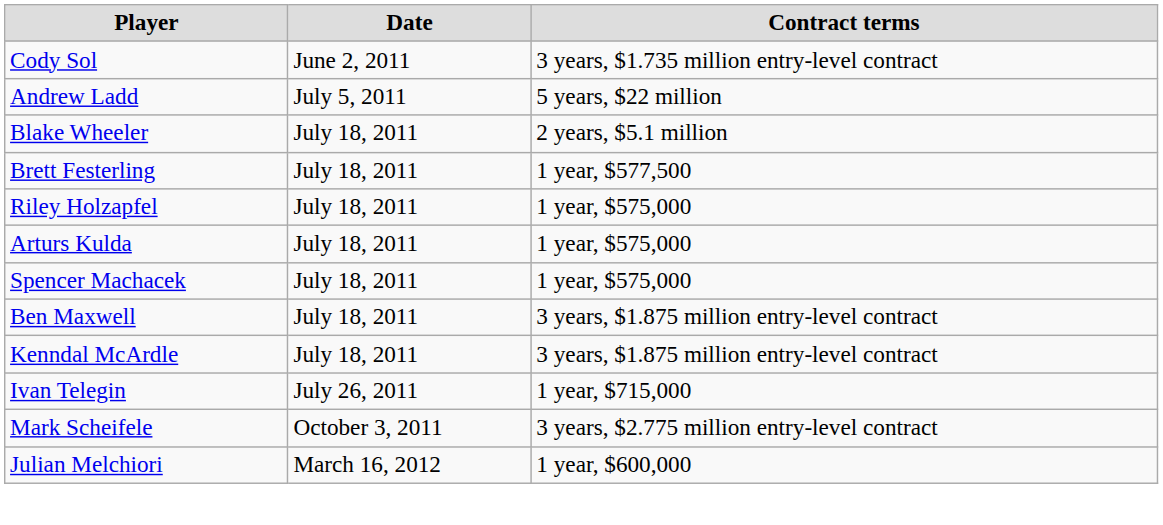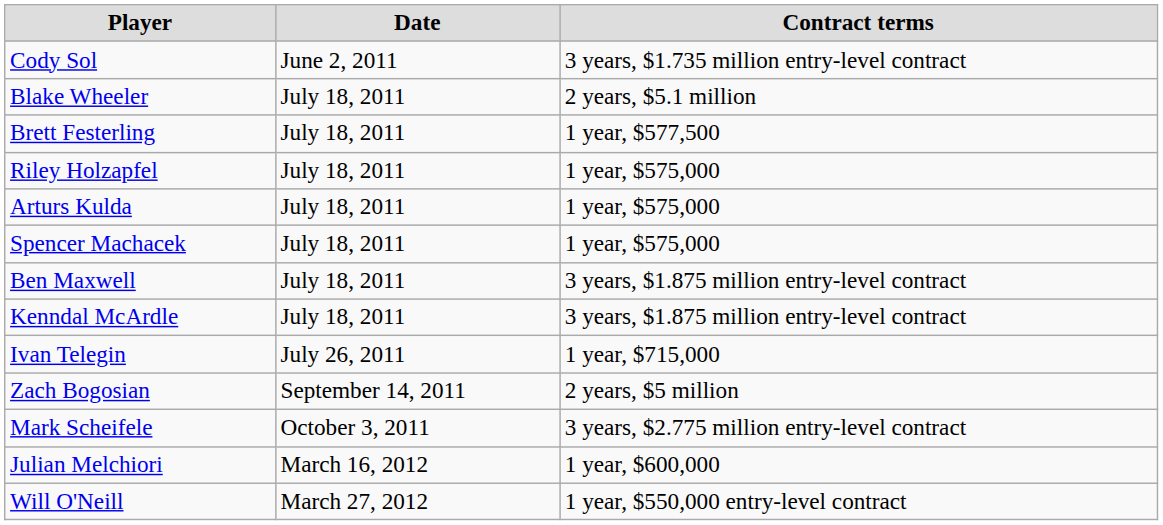- row: (74, 96)
+ row: (80, 390)
+ row: (67, 501)
